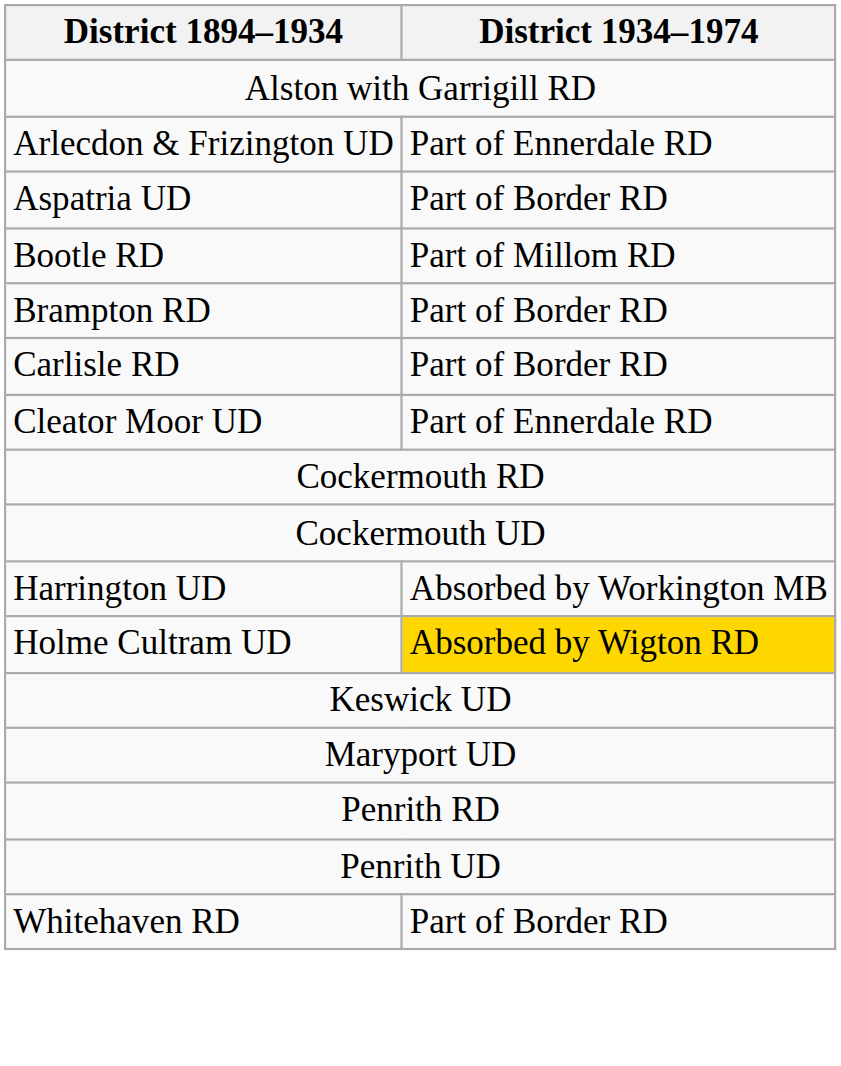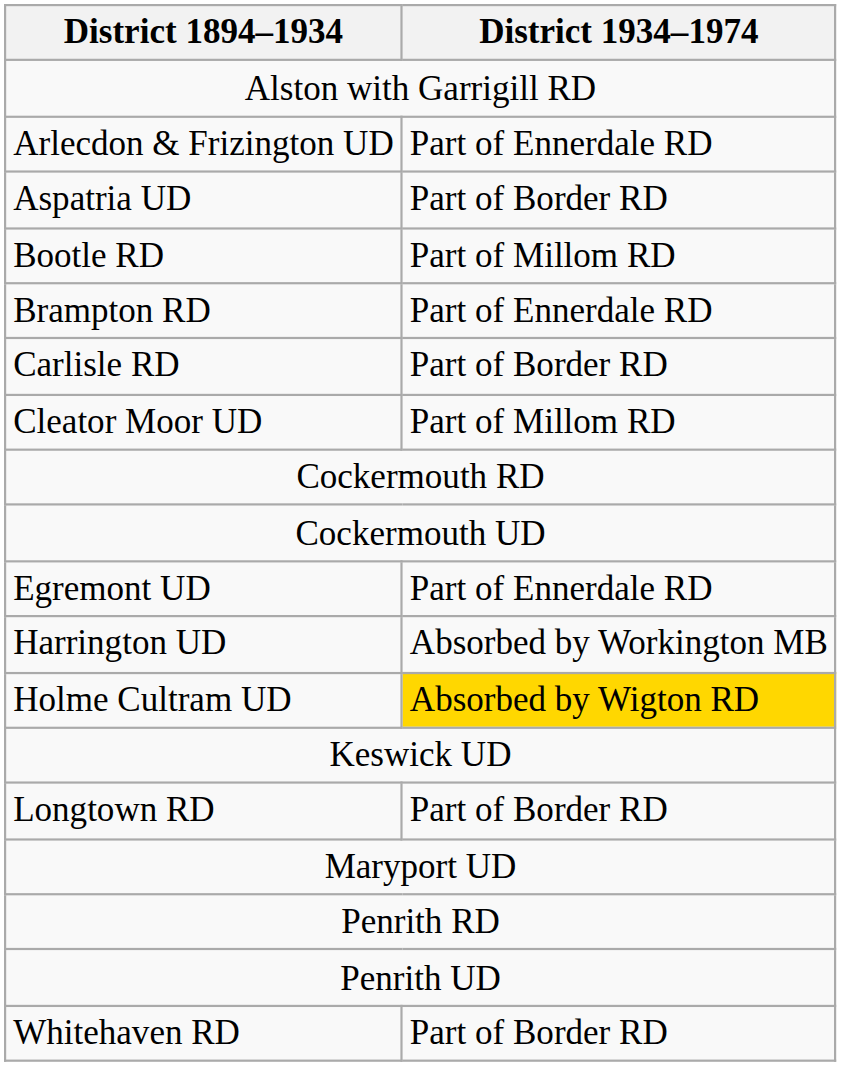(539, 310) Part of Border RD -> (561, 310) Part of Ennerdale RD
(561, 421) Part of Ennerdale RD -> (543, 421) Part of Millom RD
+ row: (112, 587)
+ row: (114, 810)
